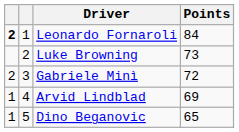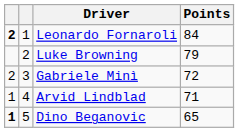(191, 56) 73 -> (191, 56) 79
(191, 97) 69 -> (191, 97) 71
(12, 118) normal -> (12, 118) bold
